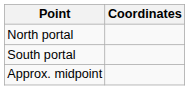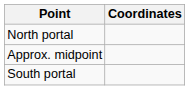rows swapped: (55, 74) <-> (41, 54)
